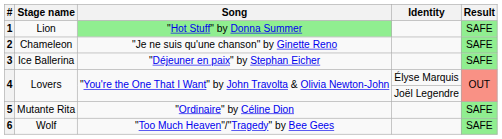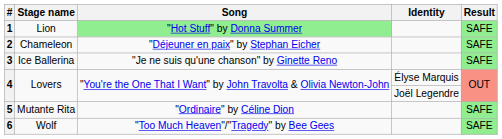(235, 45) "Je ne suis qu'une chanson" by Ginette Reno -> (235, 45) "Déjeuner en paix" by Stephan Eicher
(235, 61) "Déjeuner en paix" by Stephan Eicher -> (235, 61) "Je ne suis qu'une chanson" by Ginette Reno
